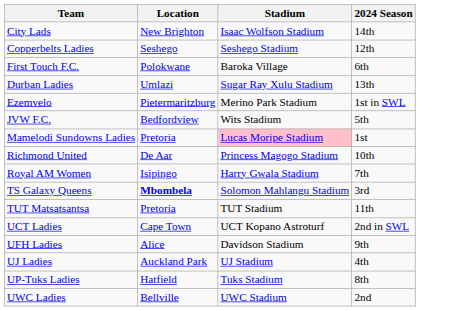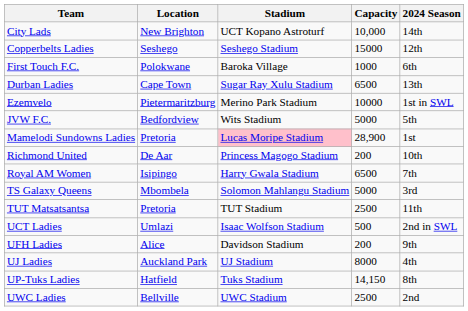+ column: (376, 13)
(272, 31) Isaac Wolfson Stadium -> (272, 31) UCT Kopano Astroturf
(157, 84) Umlazi -> (166, 84) Cape Town
(166, 191) bold -> (165, 191) normal
(166, 226) Cape Town -> (157, 226) Umlazi
(272, 226) UCT Kopano Astroturf -> (272, 226) Isaac Wolfson Stadium
